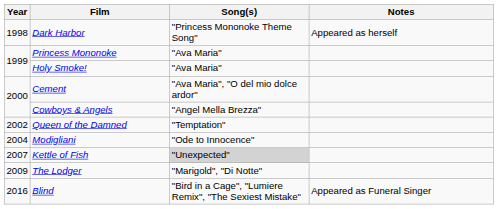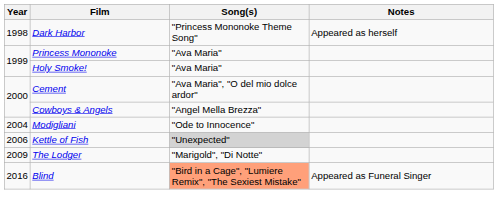- row: (80, 125)
(17, 155) 2007 -> (17, 140) 2006
(236, 191) no background -> (236, 176) lightsalmon background
